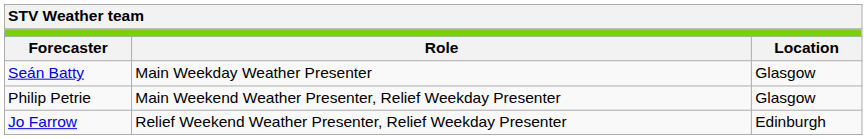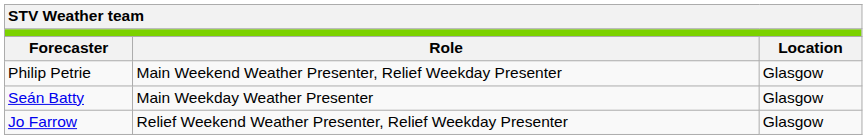rows swapped: (46, 73) <-> (49, 97)
(791, 122) Edinburgh -> (793, 122) Glasgow
